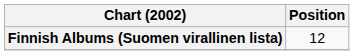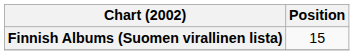(317, 38) 12 -> (317, 38) 15
